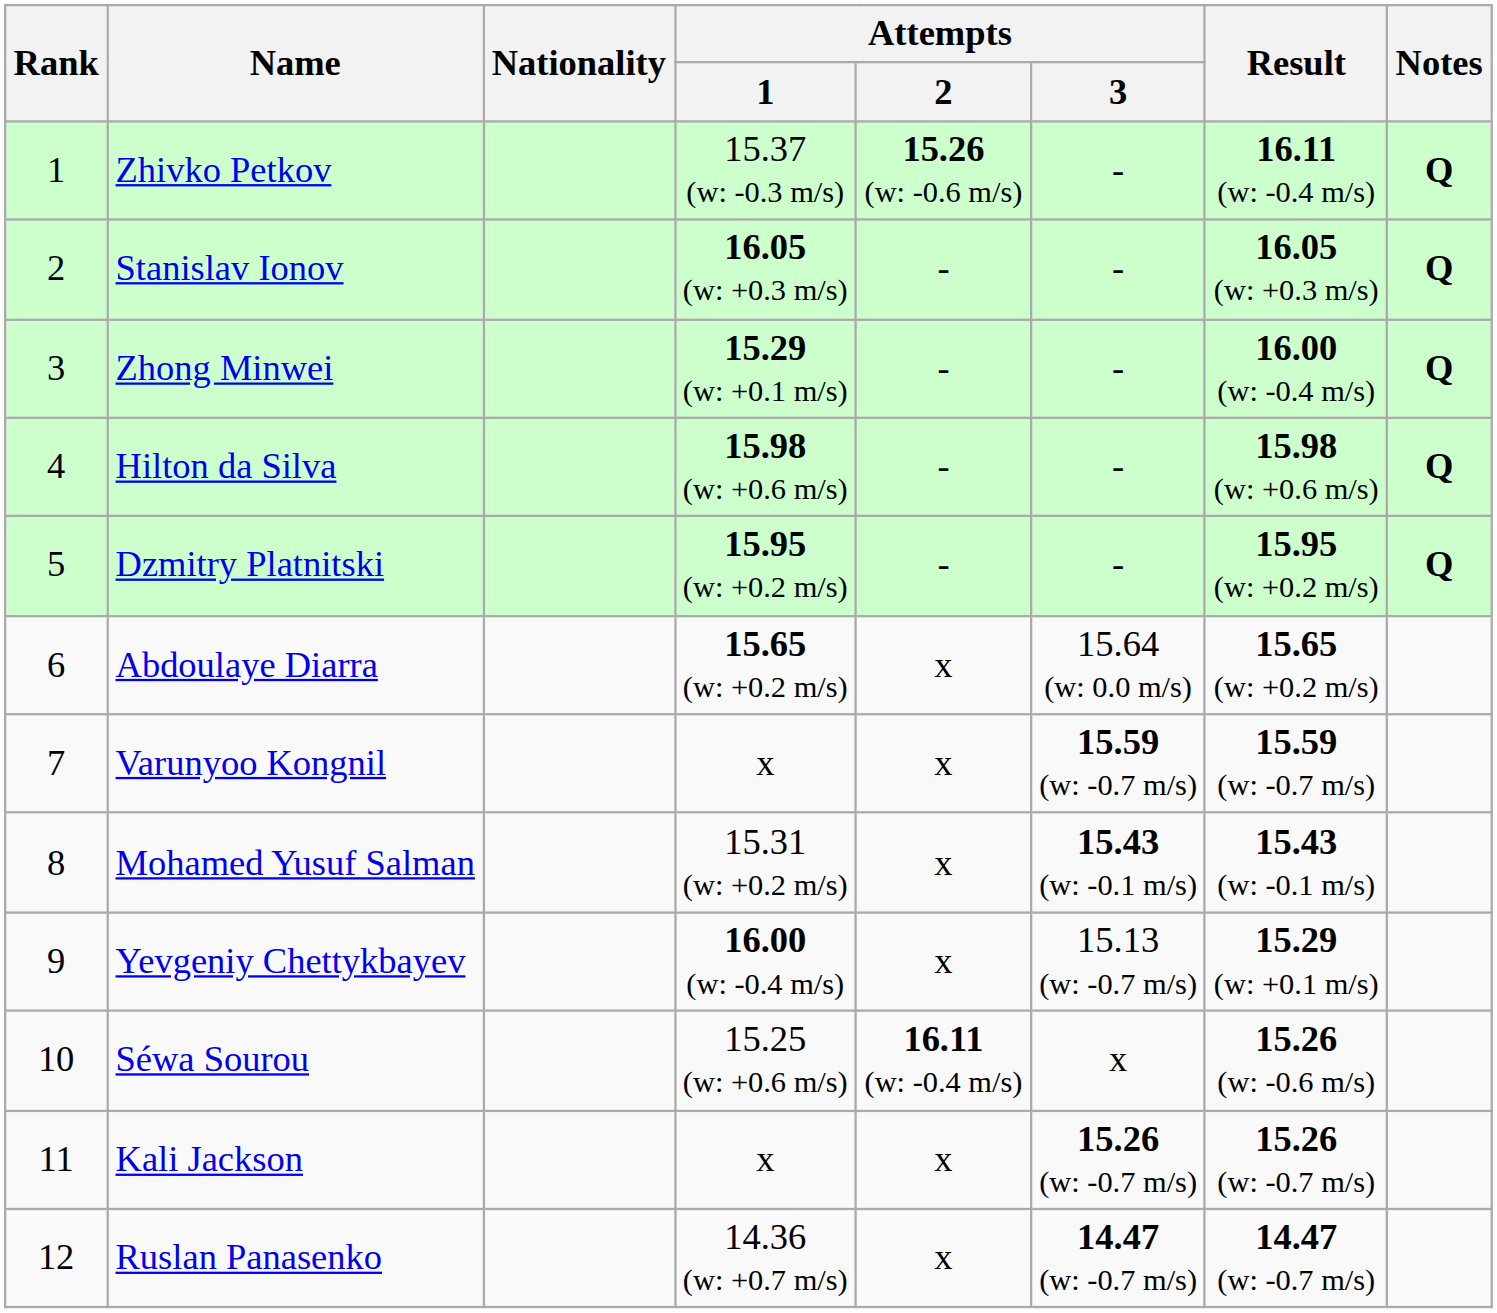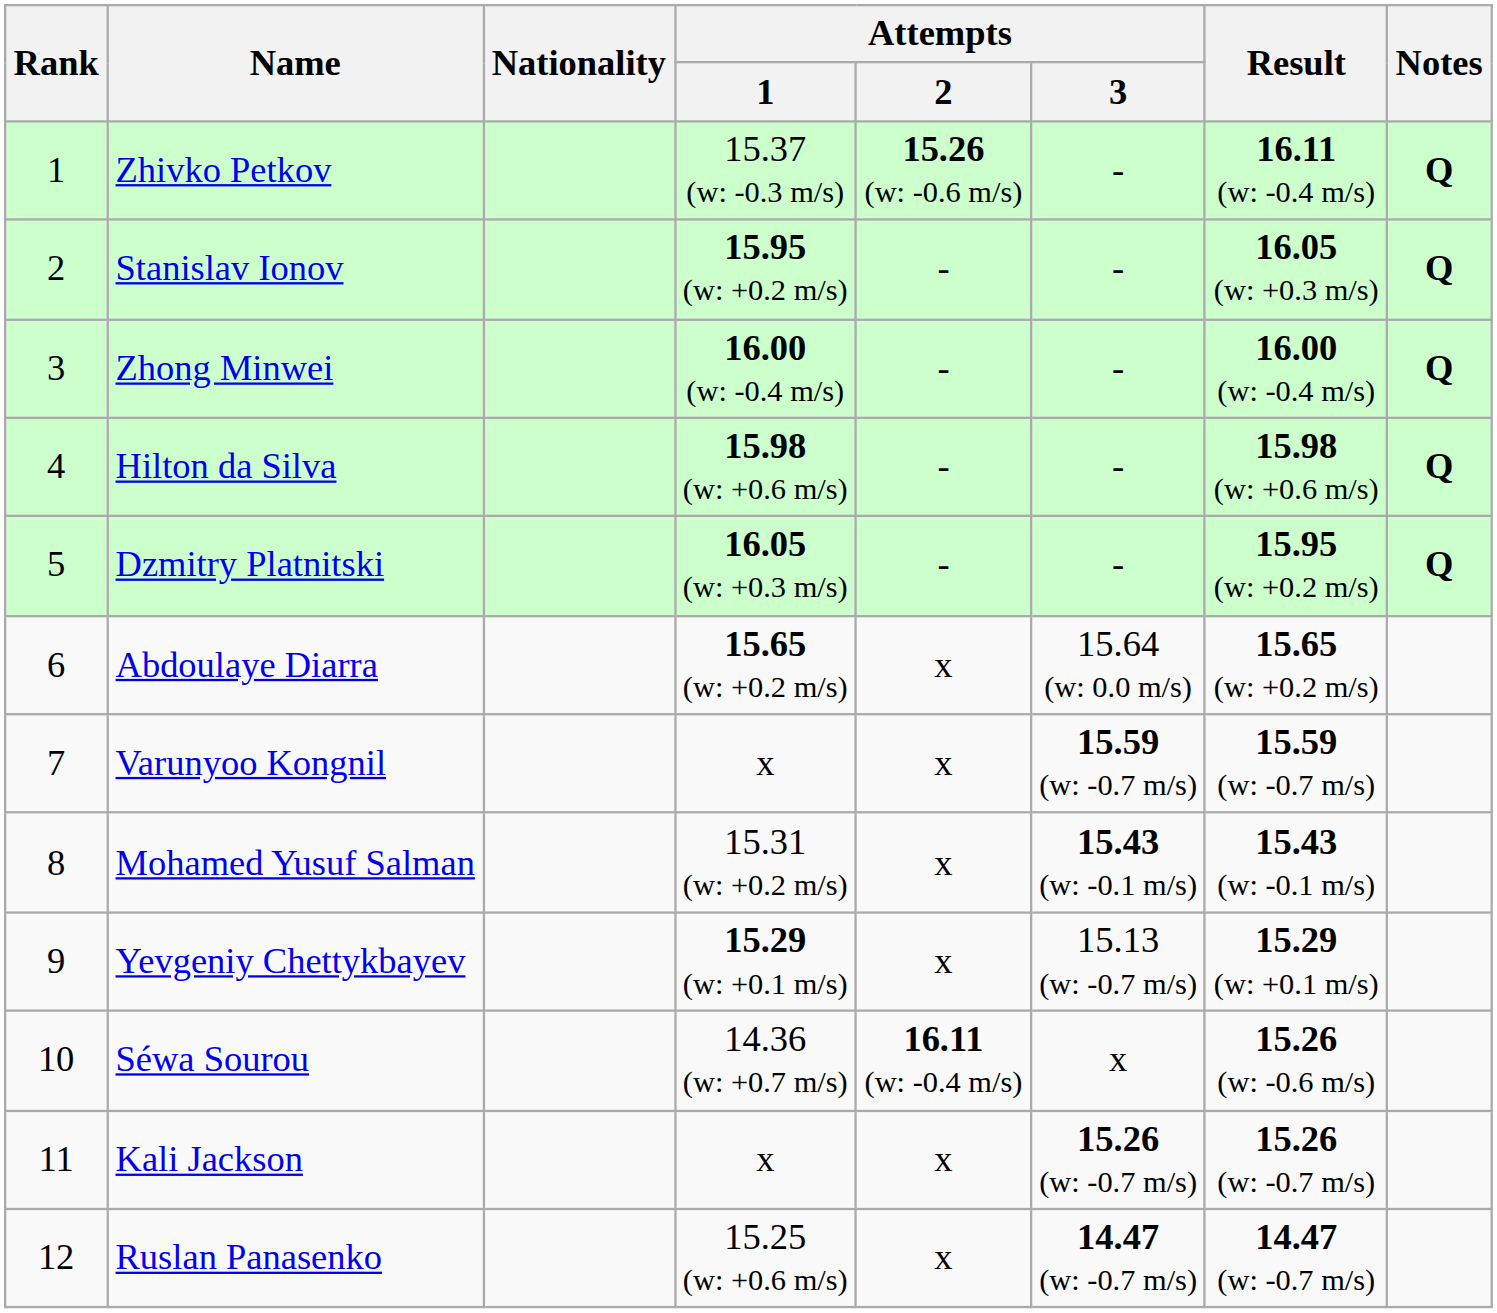(765, 268) 16.05 (w: +0.3 m/s) -> (765, 268) 15.95 (w: +0.2 m/s)
(765, 367) 15.29 (w: +0.1 m/s) -> (765, 367) 16.00 (w: -0.4 m/s)
(765, 565) 15.95 (w: +0.2 m/s) -> (765, 565) 16.05 (w: +0.3 m/s)
(765, 960) 16.00 (w: -0.4 m/s) -> (765, 960) 15.29 (w: +0.1 m/s)
(765, 1059) 15.25 (w: +0.6 m/s) -> (765, 1059) 14.36 (w: +0.7 m/s)
(765, 1257) 14.36 (w: +0.7 m/s) -> (765, 1257) 15.25 (w: +0.6 m/s)
